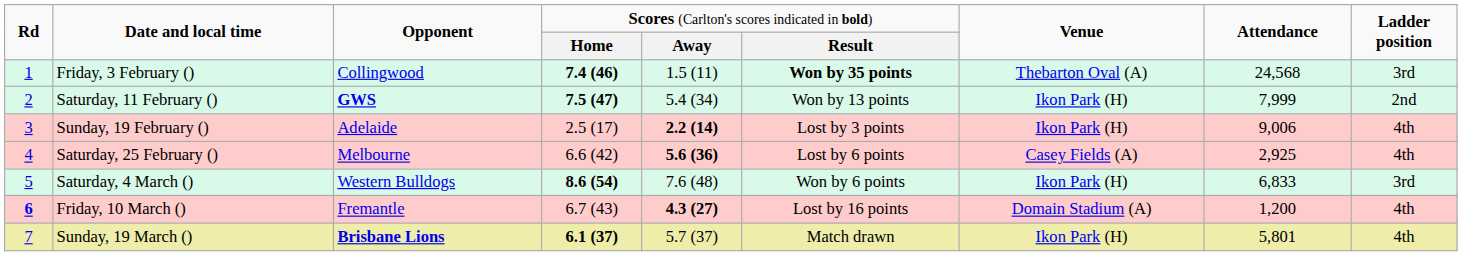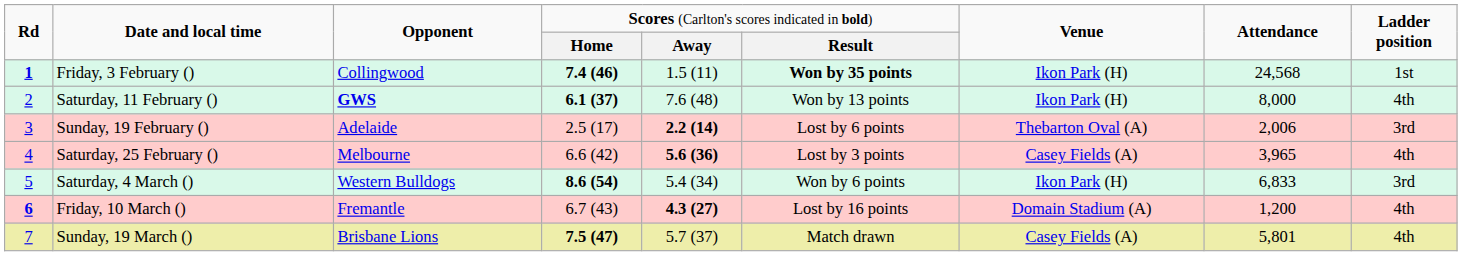(29, 73) normal -> (29, 73) bold
(1082, 73) Thebarton Oval (A) -> (1082, 73) Ikon Park (H)
(1404, 73) 3rd -> (1404, 73) 1st
(592, 100) 7.5 (47) -> (592, 100) 6.1 (37)
(692, 100) 5.4 (34) -> (692, 100) 7.6 (48)
(1277, 100) 7,999 -> (1277, 100) 8,000
(1404, 100) 2nd -> (1404, 100) 4th
(851, 127) Lost by 3 points -> (851, 127) Lost by 6 points
(1082, 127) Ikon Park (H) -> (1082, 127) Thebarton Oval (A)
(1277, 127) 9,006 -> (1277, 127) 2,006
(1404, 127) 4th -> (1404, 127) 3rd
(851, 155) Lost by 6 points -> (851, 155) Lost by 3 points
(1277, 155) 2,925 -> (1277, 155) 3,965
(692, 182) 7.6 (48) -> (692, 182) 5.4 (34)
(391, 237) bold -> (388, 237) normal
(592, 237) 6.1 (37) -> (592, 237) 7.5 (47)
(1082, 237) Ikon Park (H) -> (1082, 237) Casey Fields (A)
